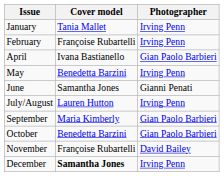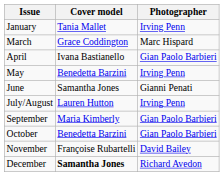- row: (24, 42)
+ row: (19, 42)
(162, 164) Irving Penn -> (171, 164) Richard Avedon
